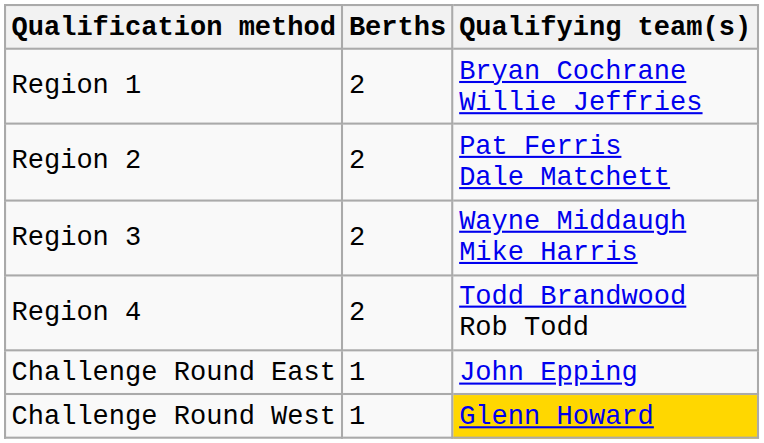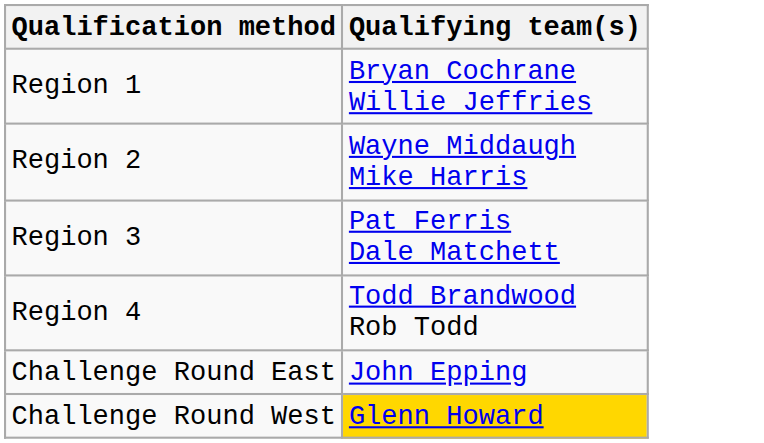- column: (398, 27)
(565, 162) Pat Ferris Dale Matchett -> (462, 162) Wayne Middaugh Mike Harris
(573, 237) Wayne Middaugh Mike Harris -> (454, 237) Pat Ferris Dale Matchett
